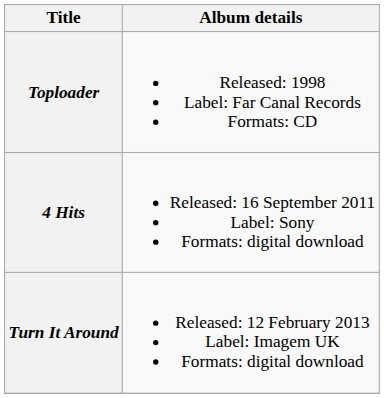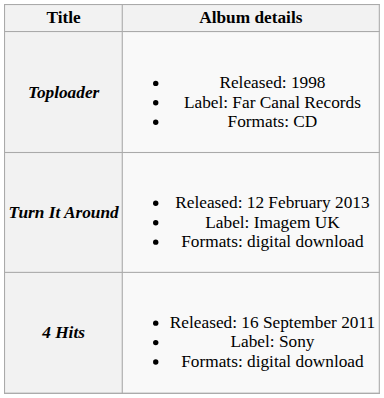rows swapped: (64, 212) <-> (64, 332)
